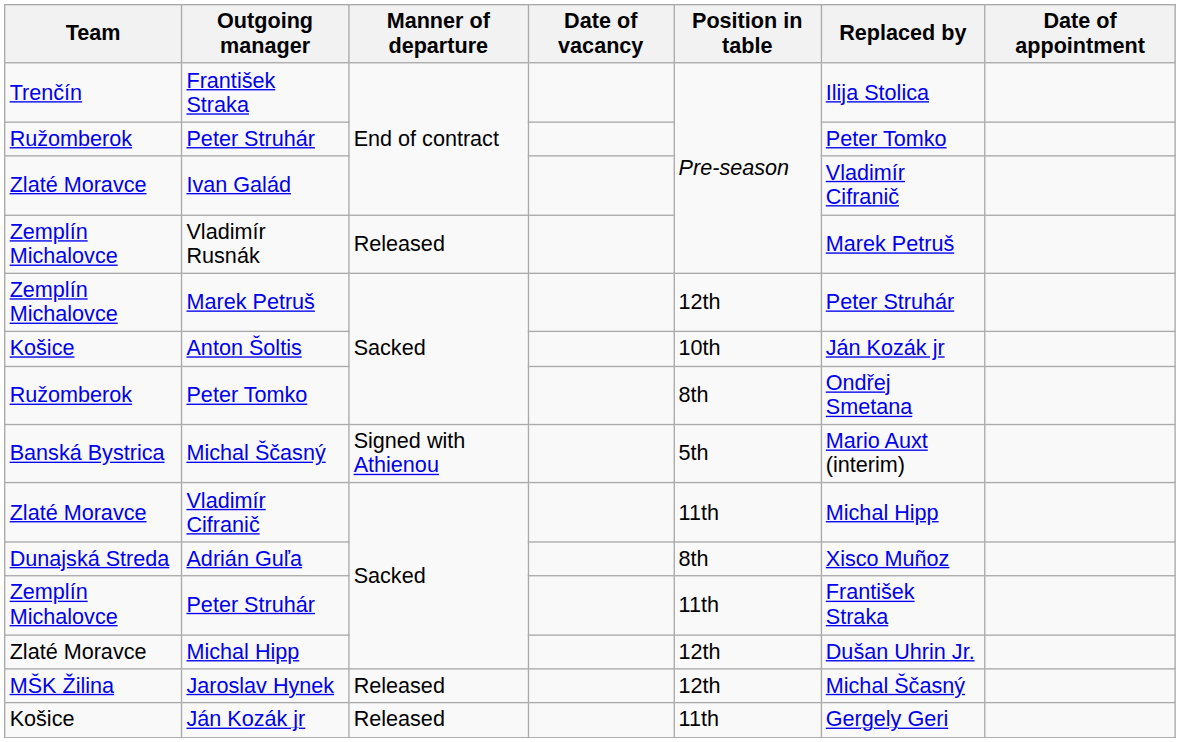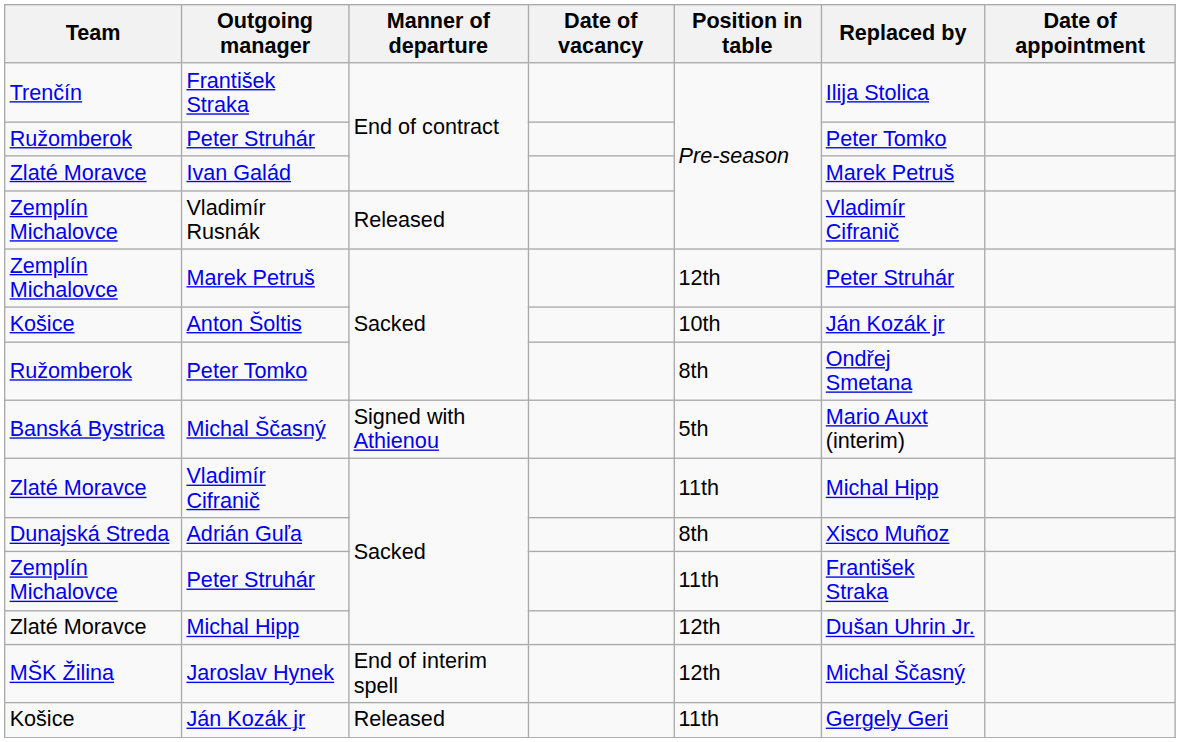(865, 185) Vladimír Cifranič -> (890, 172) Marek Petruš
(890, 243) Marek Petruš -> (865, 219) Vladimír Cifranič
(399, 685) Released -> (420, 673) End of interim spell
